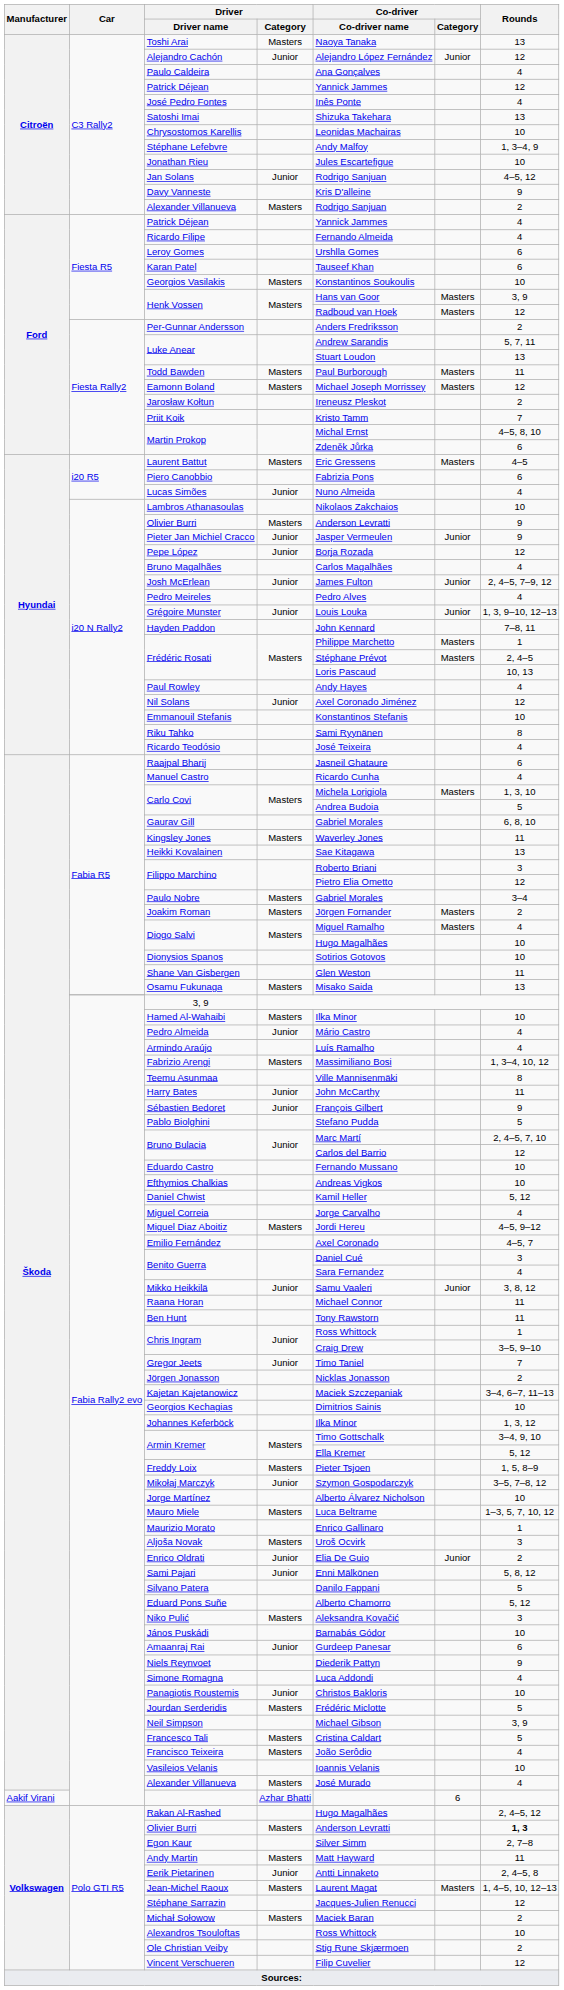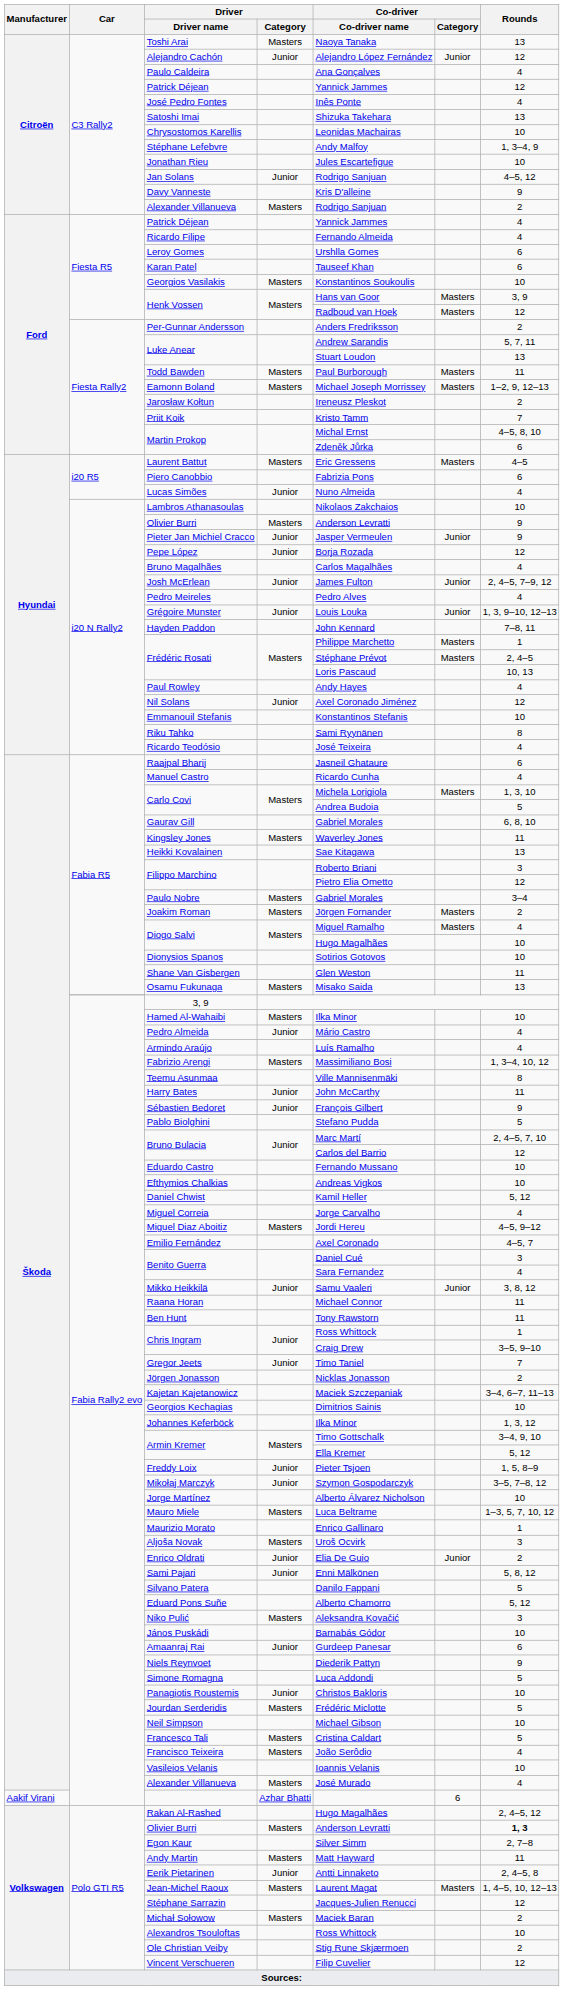(520, 387) 12 -> (520, 387) 1–2, 9, 12–13
(285, 1467) Masters -> (285, 1467) Junior
(520, 1677) 4 -> (520, 1677) 5
(520, 1722) 3, 9 -> (520, 1722) 10
